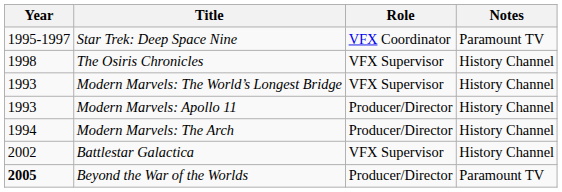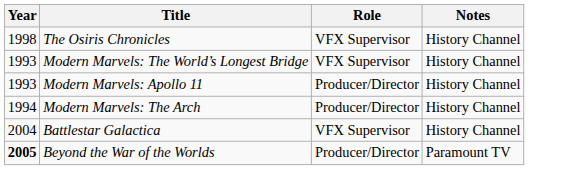- row: (157, 38)
(22, 152) 2002 -> (22, 130) 2004
